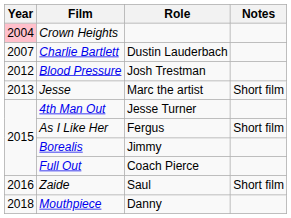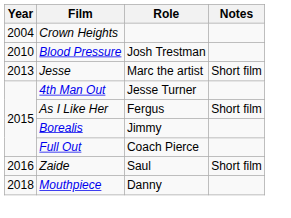(20, 33) pink background -> (20, 33) no background
- row: (79, 52)
(20, 71) 2012 -> (20, 52) 2010
